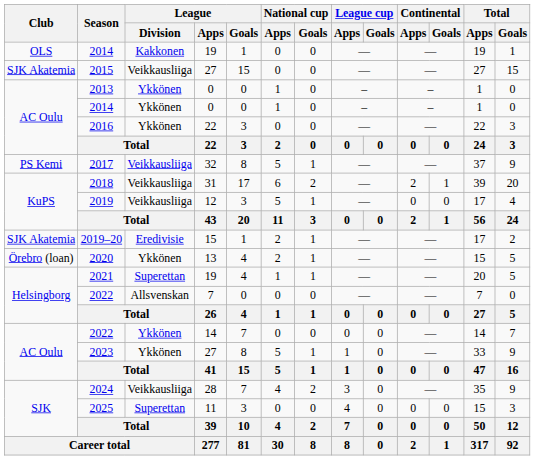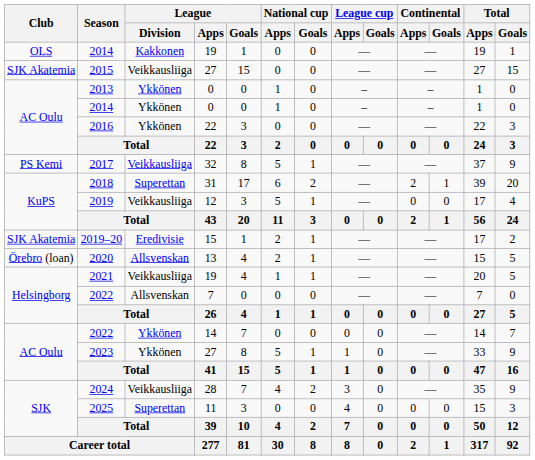(160, 182) Veikkausliiga -> (160, 182) Superettan
(160, 257) Ykkönen -> (160, 257) Allsvenskan
(160, 276) Superettan -> (160, 276) Veikkausliiga
